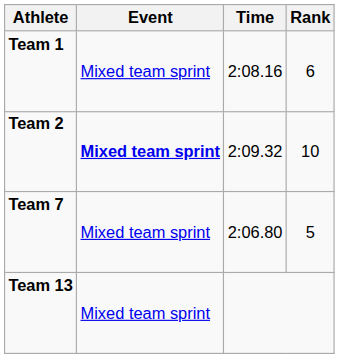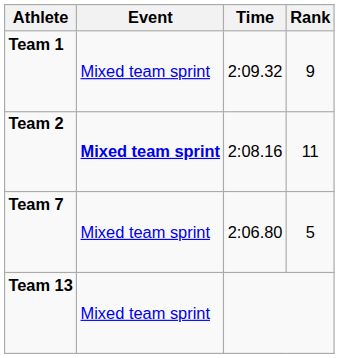(255, 71) 2:08.16 -> (255, 71) 2:09.32
(310, 71) 6 -> (310, 71) 9
(255, 152) 2:09.32 -> (255, 152) 2:08.16
(310, 152) 10 -> (310, 152) 11
